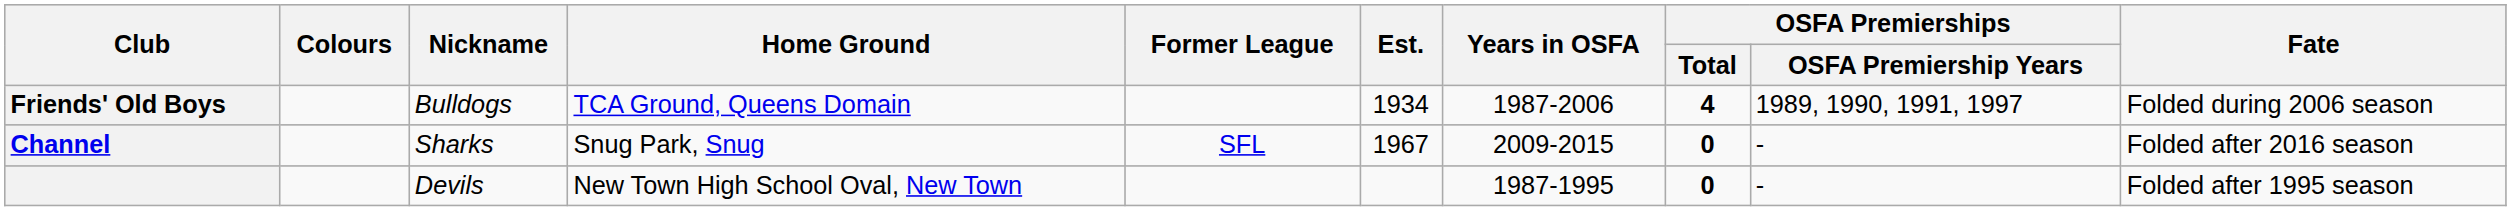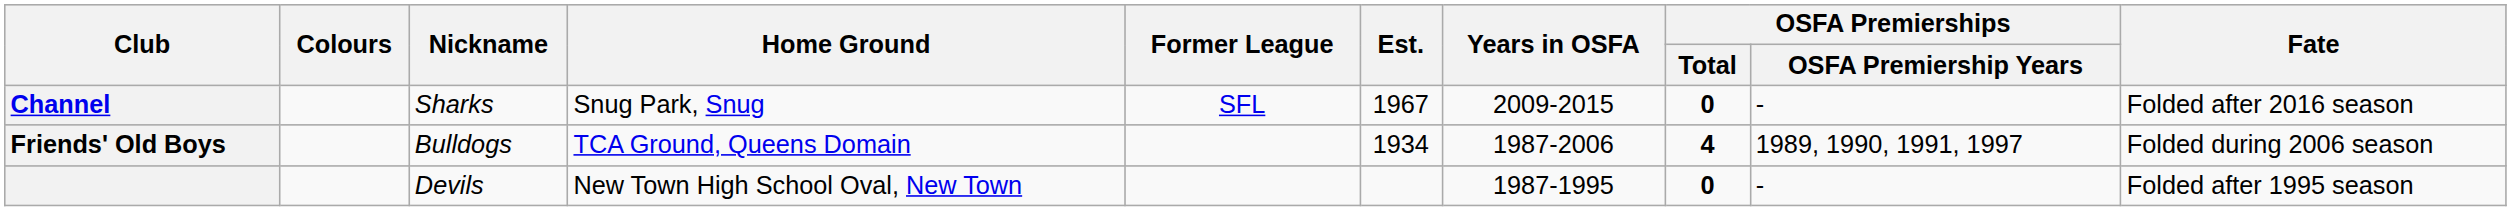rows swapped: (60, 144) <-> (118, 104)
